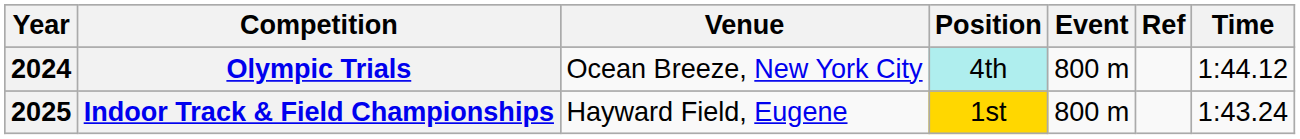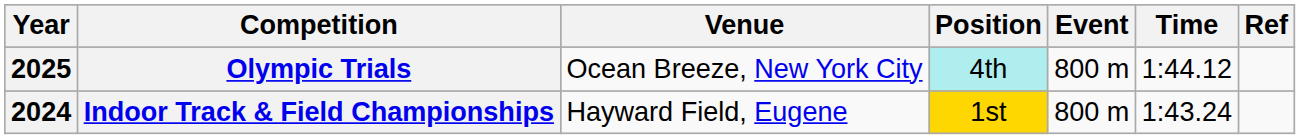columns swapped: (1243, 25) <-> (1164, 25)
(41, 68) 2024 -> (41, 68) 2025
(41, 111) 2025 -> (41, 111) 2024
